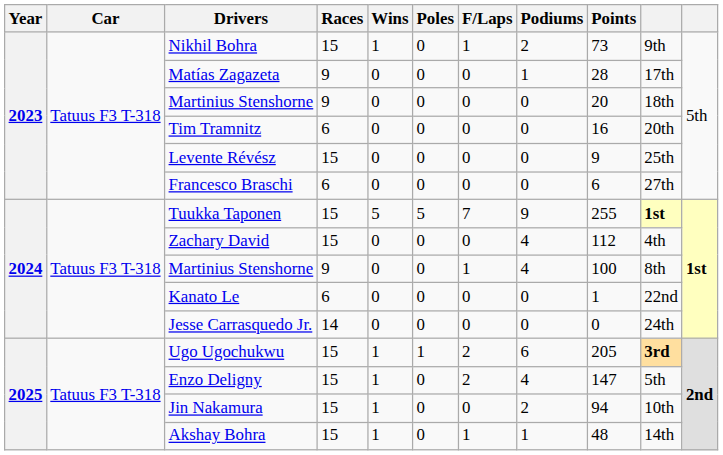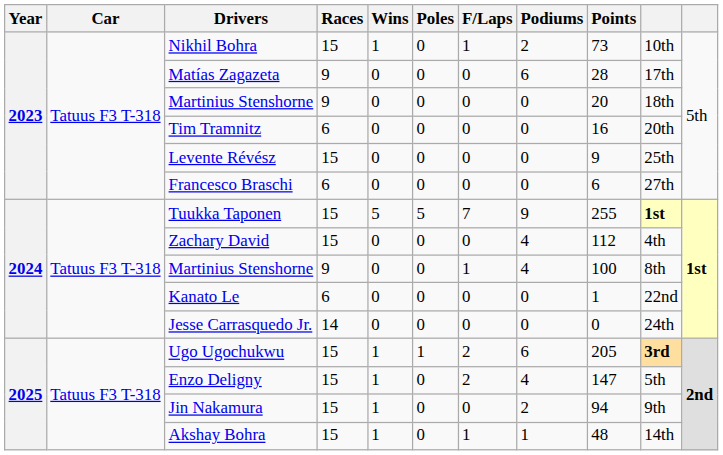(655, 45) 9th -> (659, 45) 10th
(525, 73) 1 -> (525, 73) 6
(659, 407) 10th -> (655, 407) 9th
